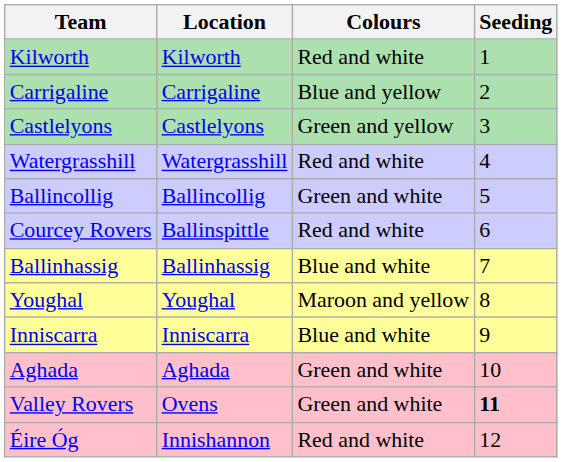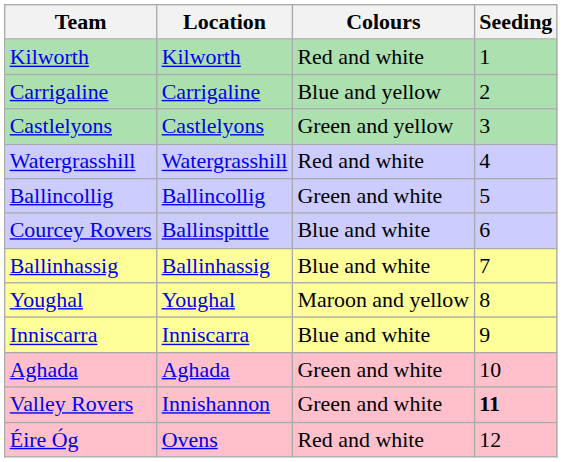(361, 230) Red and white -> (364, 230) Blue and white
(190, 404) Ovens -> (216, 404) Innishannon
(216, 439) Innishannon -> (190, 439) Ovens
